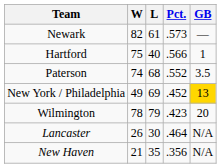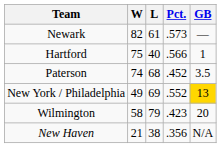(176, 73) .552 -> (176, 73) .452
(176, 93) .452 -> (176, 93) .552
(137, 113) 78 -> (137, 113) 58
- row: (66, 133)
(154, 153) 35 -> (154, 133) 38
